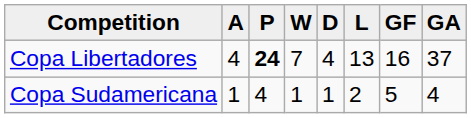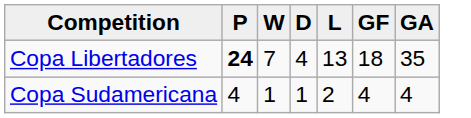- column: (236, 22)
(397, 58) 16 -> (371, 58) 18
(439, 58) 37 -> (413, 58) 35
(391, 94) 5 -> (364, 94) 4
